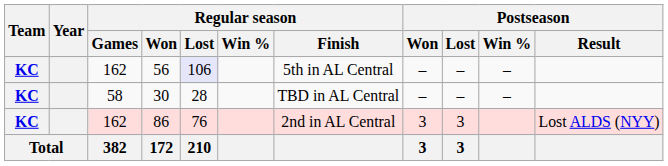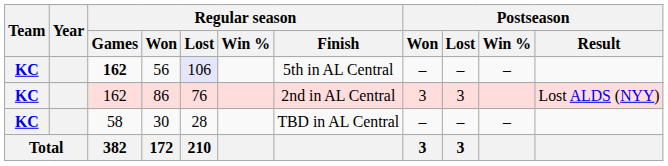(115, 69) normal -> (115, 69) bold
rows swapped: (161, 121) <-> (161, 95)
